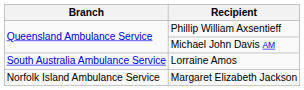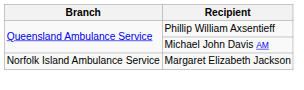- row: (204, 61)
